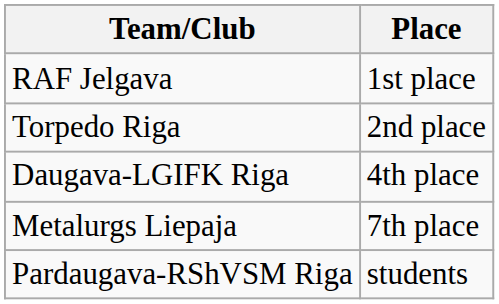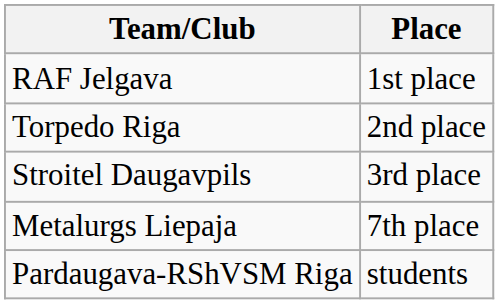+ row: (132, 175)
- row: (151, 175)
